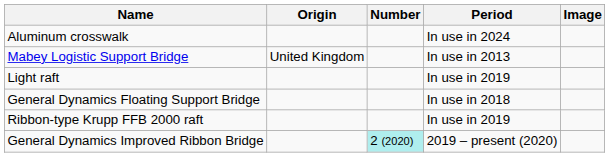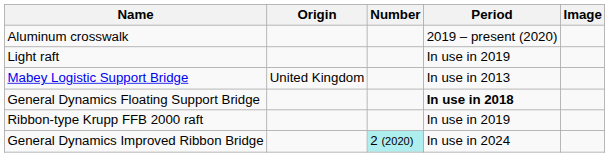(468, 36) In use in 2024 -> (492, 36) 2019 – present (2020)
rows swapped: (33, 78) <-> (98, 57)
(468, 99) normal -> (470, 99) bold
(492, 141) 2019 – present (2020) -> (468, 141) In use in 2024
